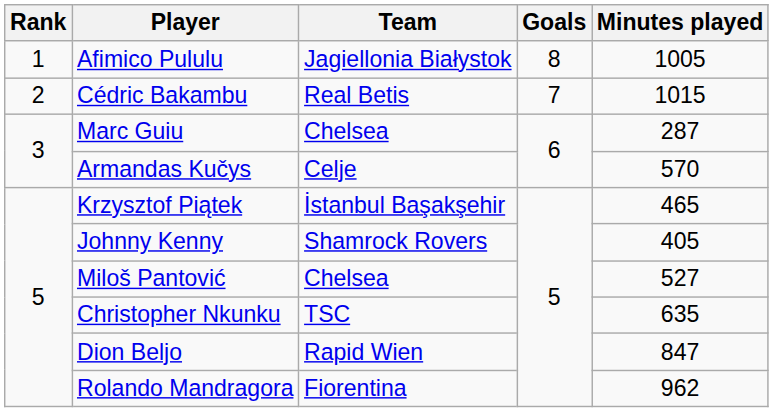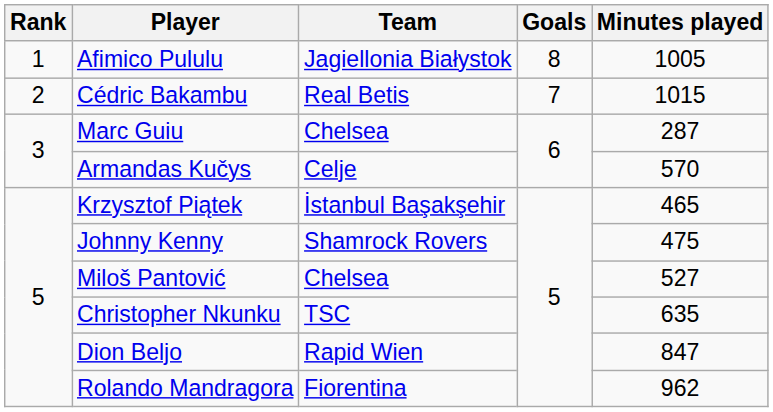(680, 242) 405 -> (680, 242) 475
